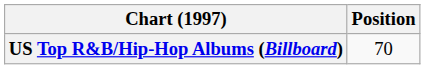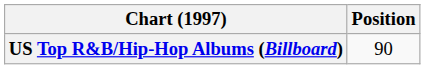(384, 48) 70 -> (384, 48) 90
